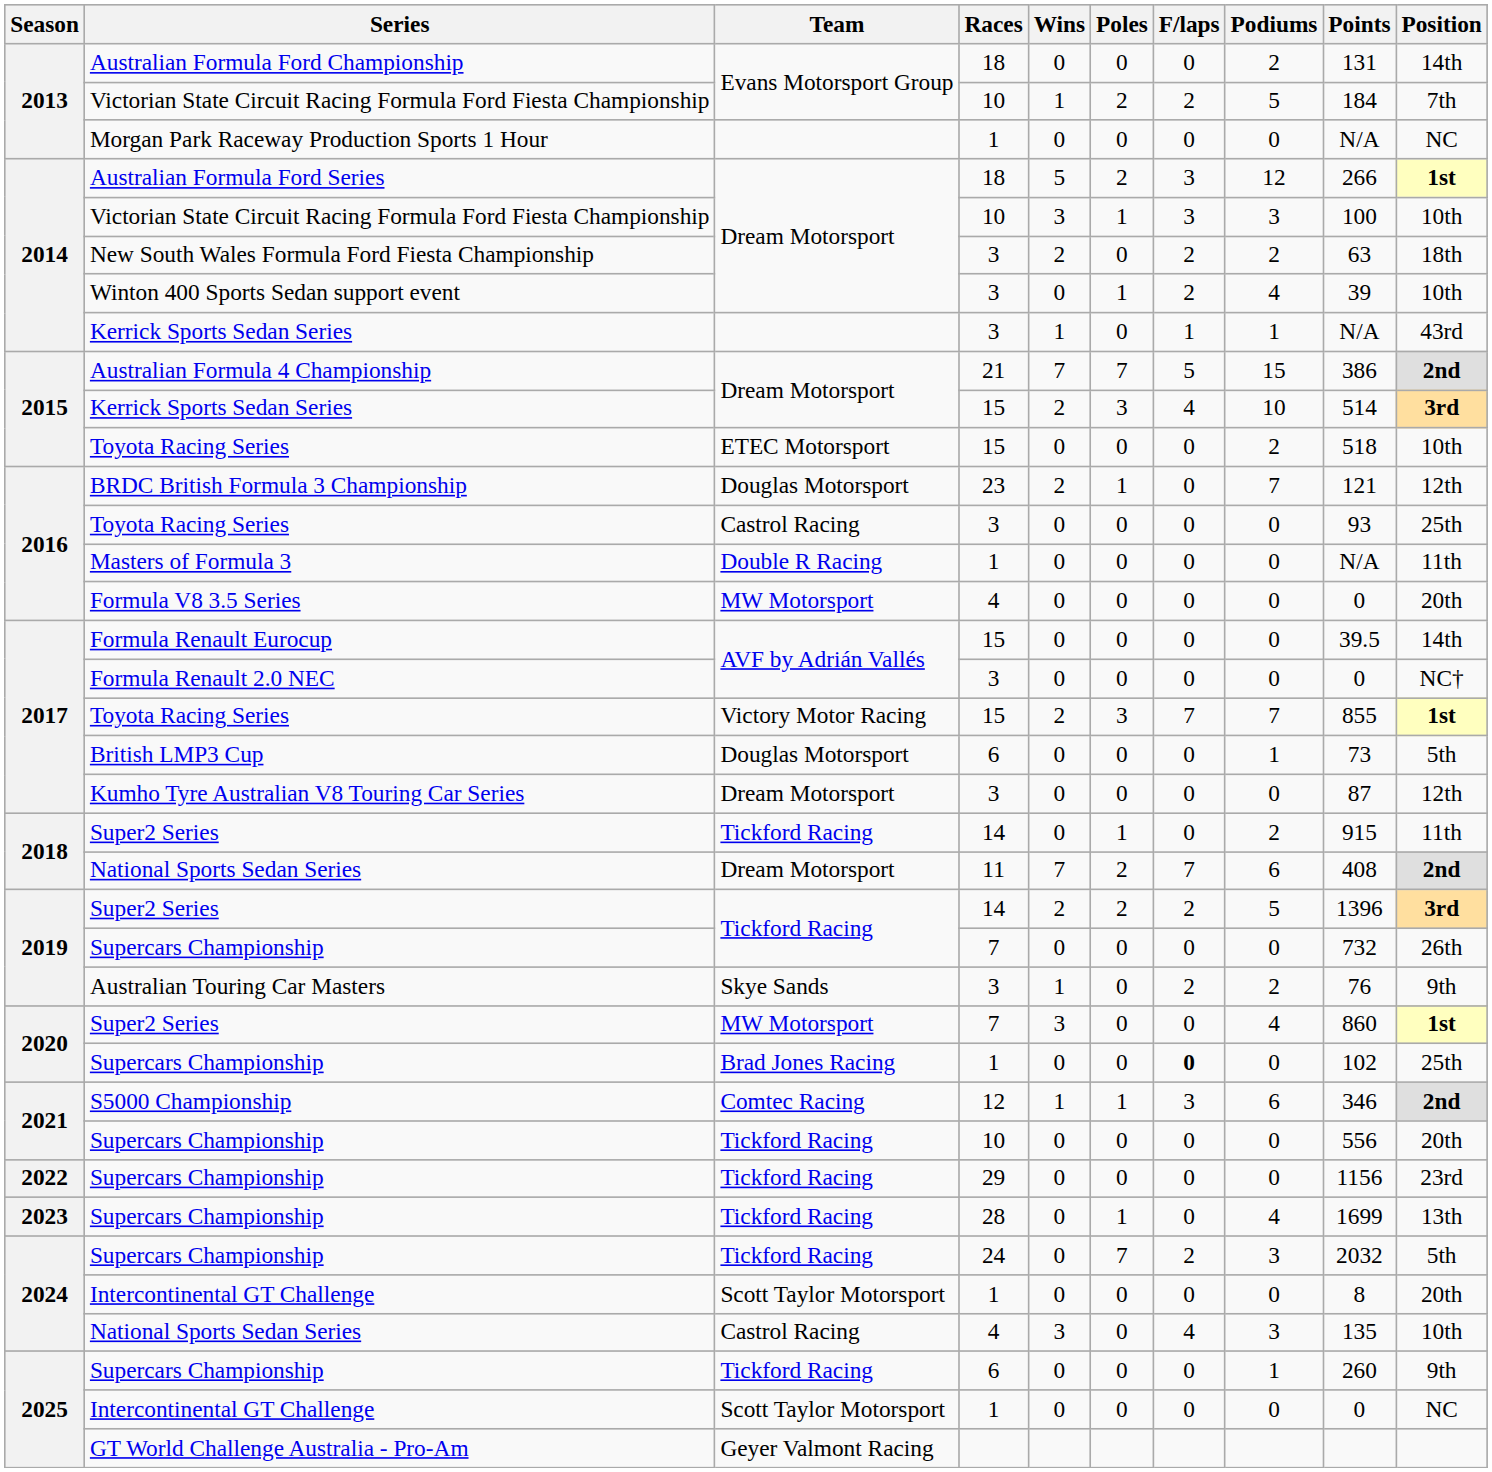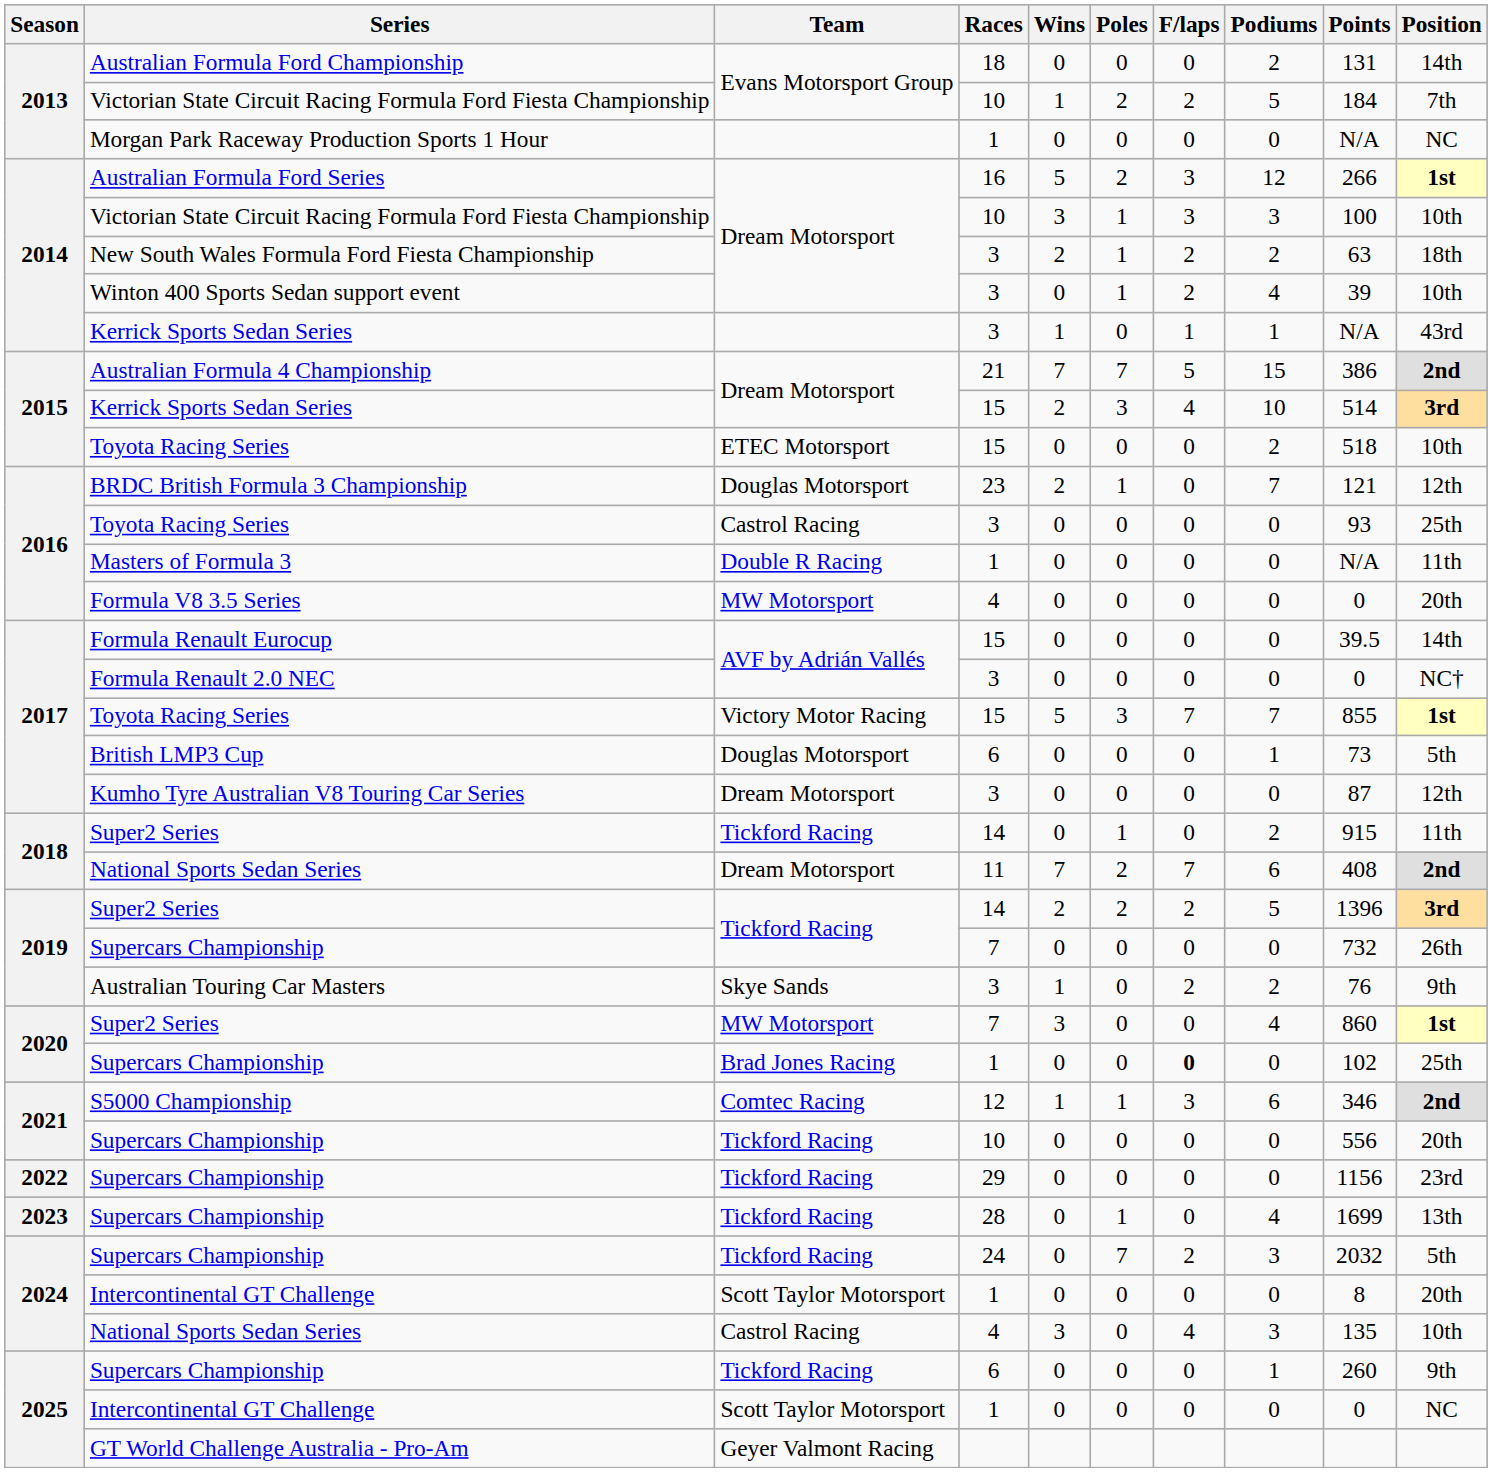(994, 178) 18 -> (994, 178) 16
(1122, 254) 0 -> (1122, 254) 1
(1059, 716) 2 -> (1059, 716) 5
